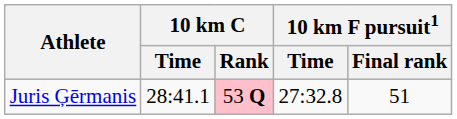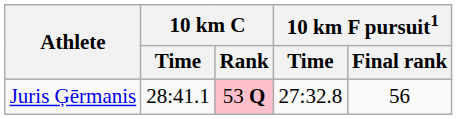(400, 97) 51 -> (400, 97) 56
